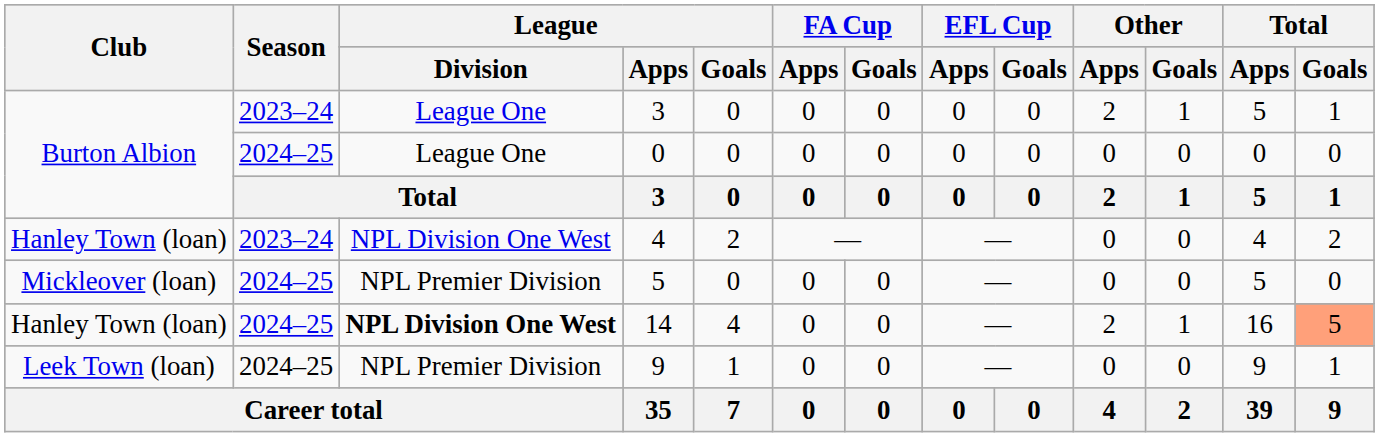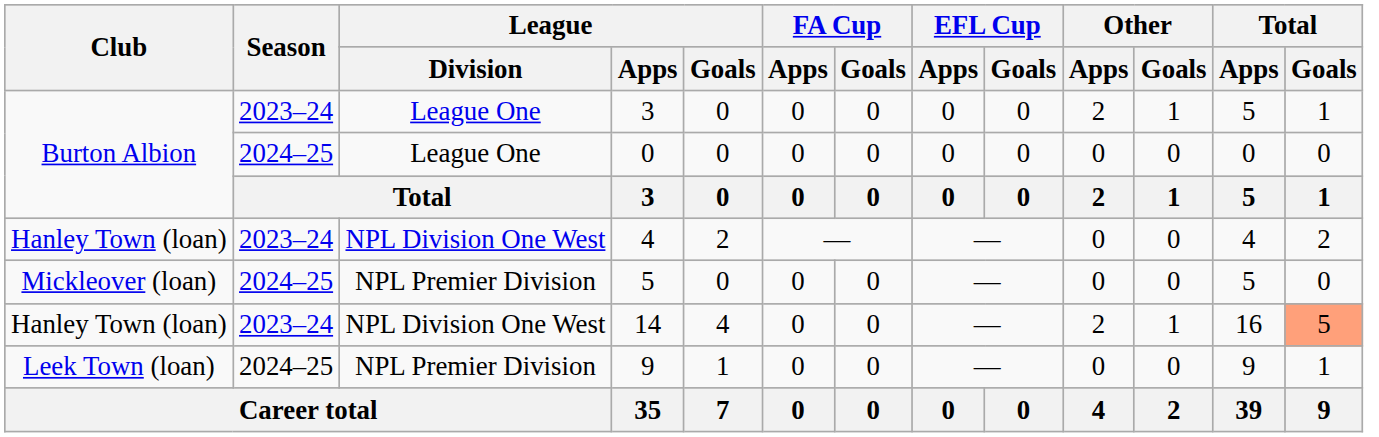(286, 324) 2024–25 -> (286, 324) 2023–24
(481, 324) bold -> (475, 324) normal
